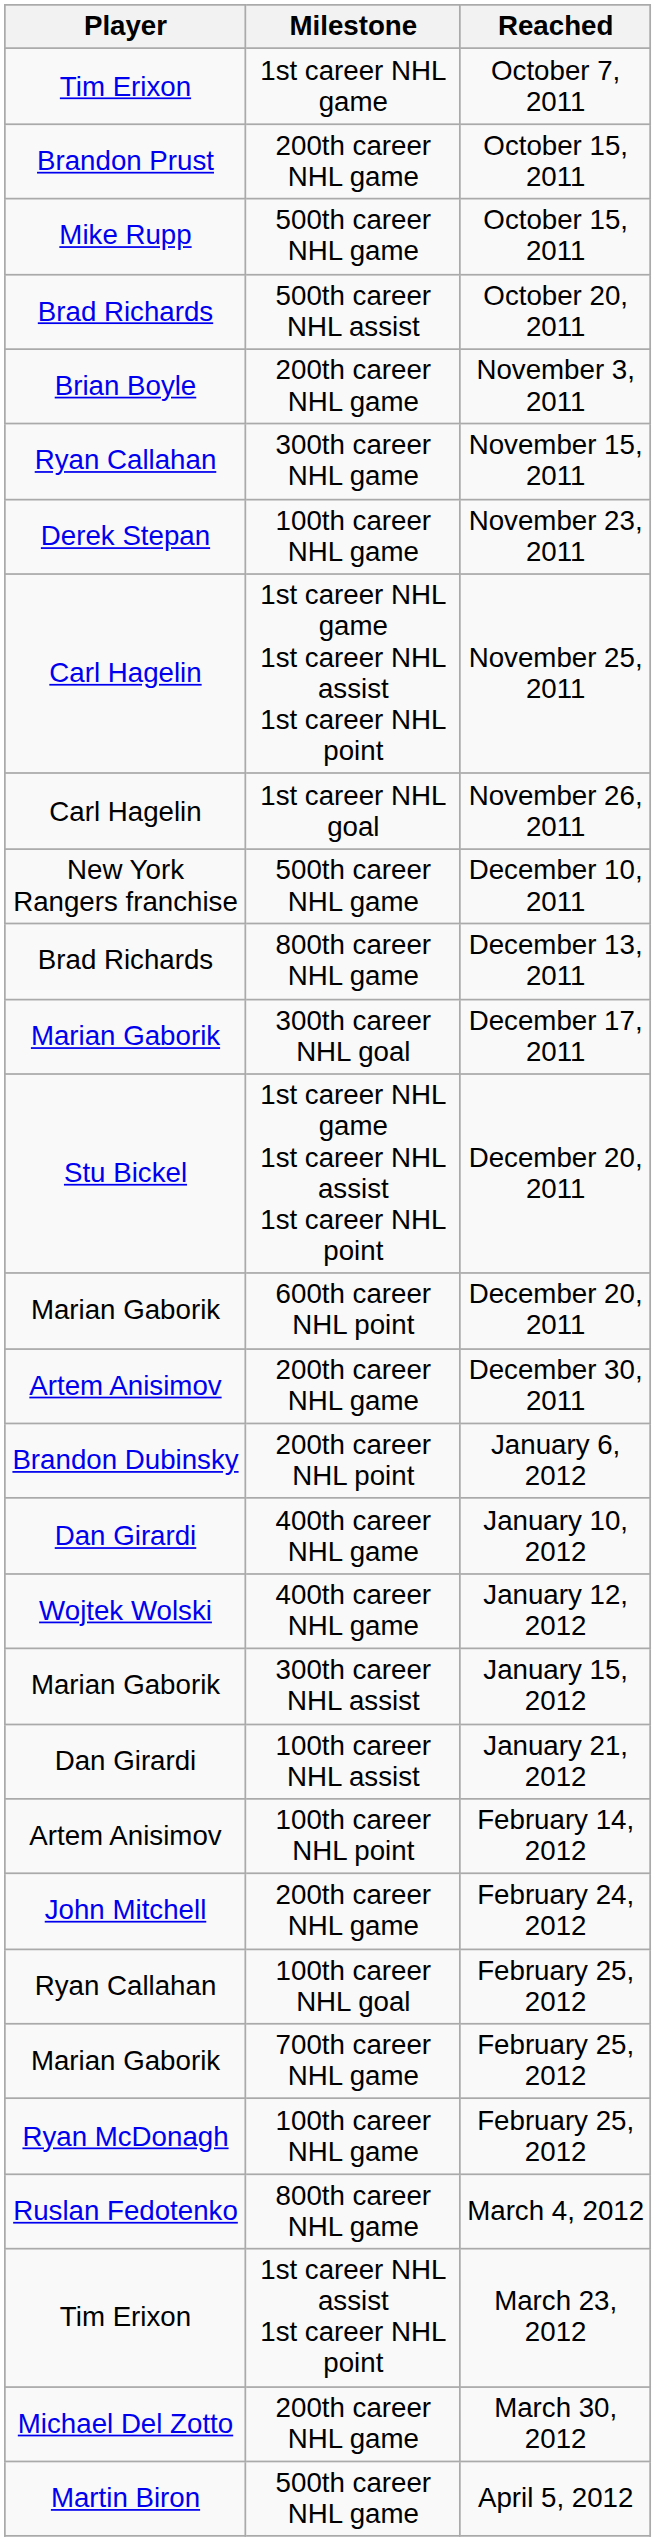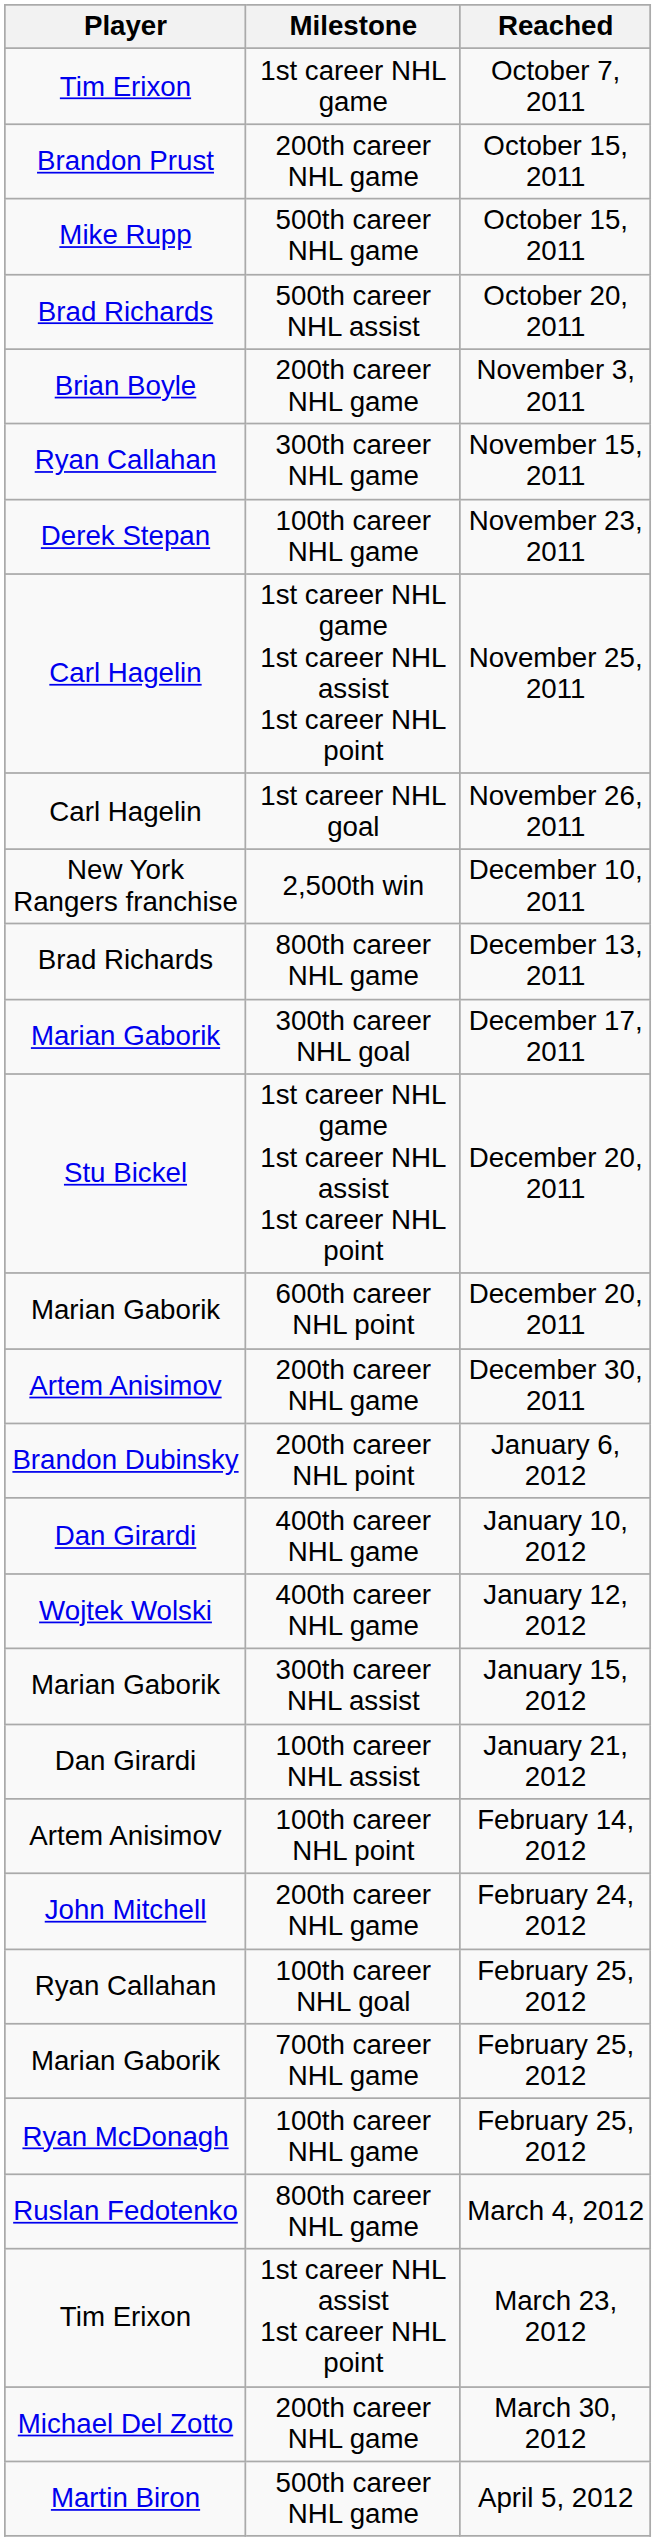(353, 885) 500th career NHL game -> (353, 885) 2,500th win
